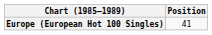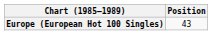(187, 24) 41 -> (187, 24) 43
